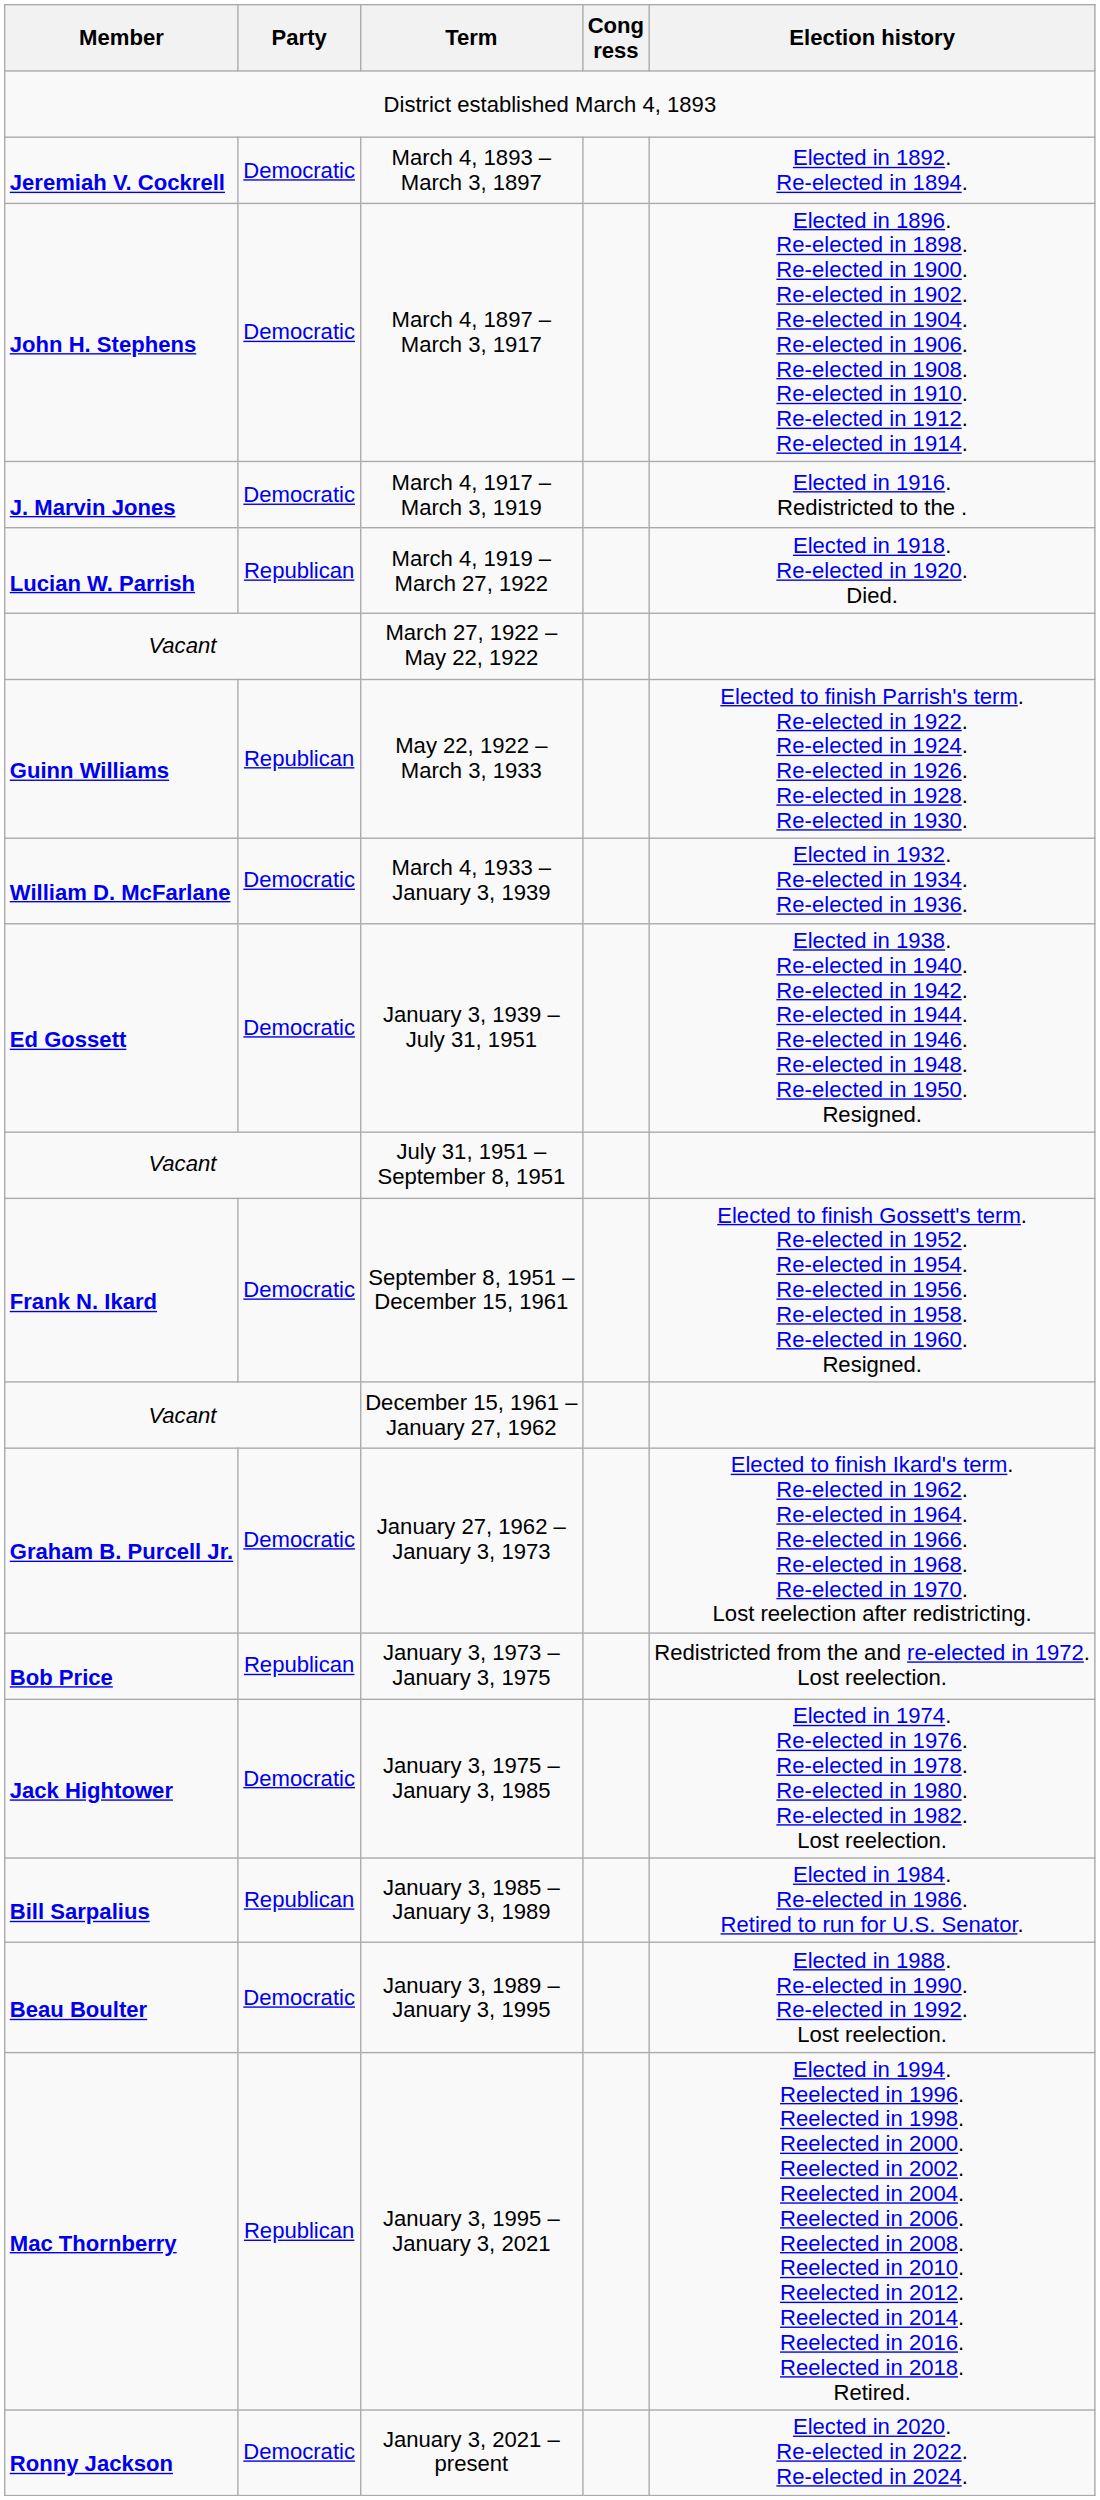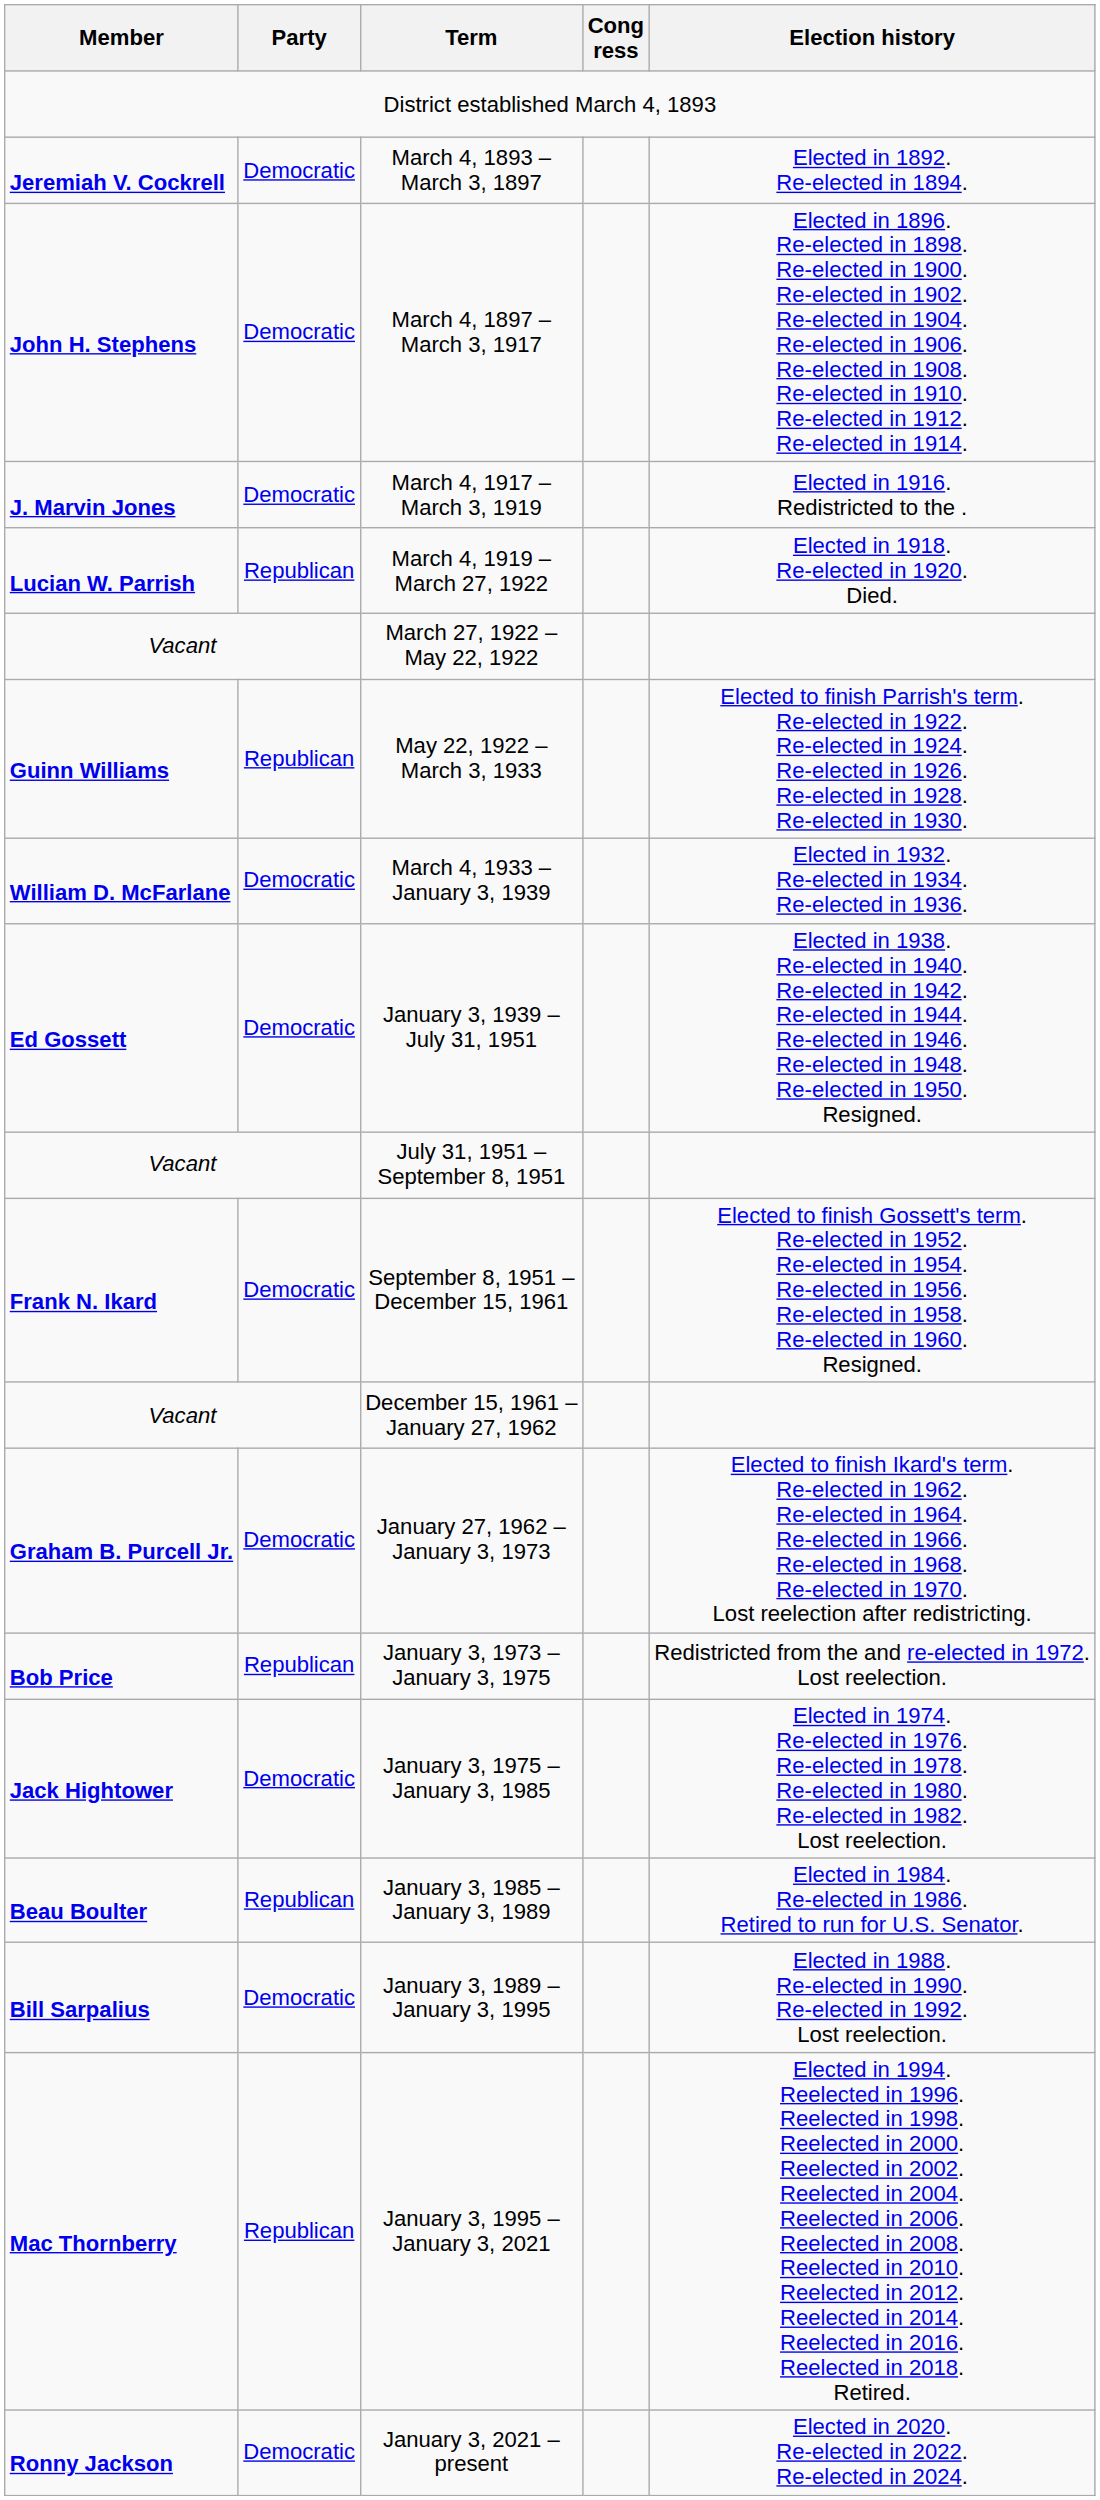(80, 1912) Bill Sarpalius -> (78, 1912) Beau Boulter
(78, 2009) Beau Boulter -> (80, 2009) Bill Sarpalius
